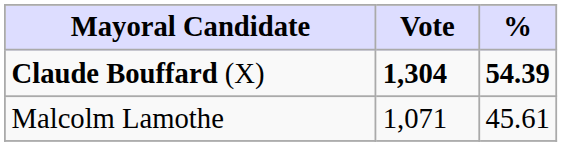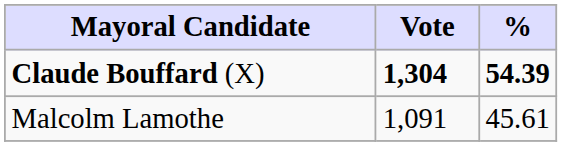(415, 118) 1,071 -> (415, 118) 1,091
